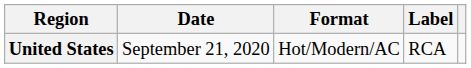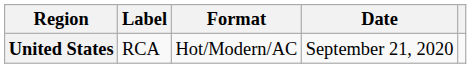columns swapped: (196, 19) <-> (431, 19)
